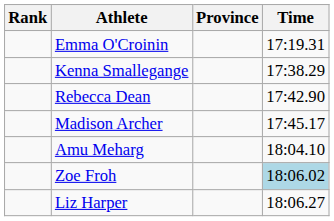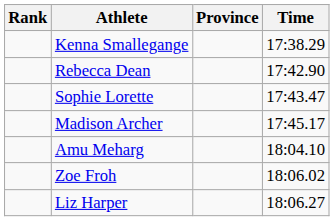- row: (112, 44)
+ row: (104, 96)
(296, 176) lightblue background -> (296, 176) no background
